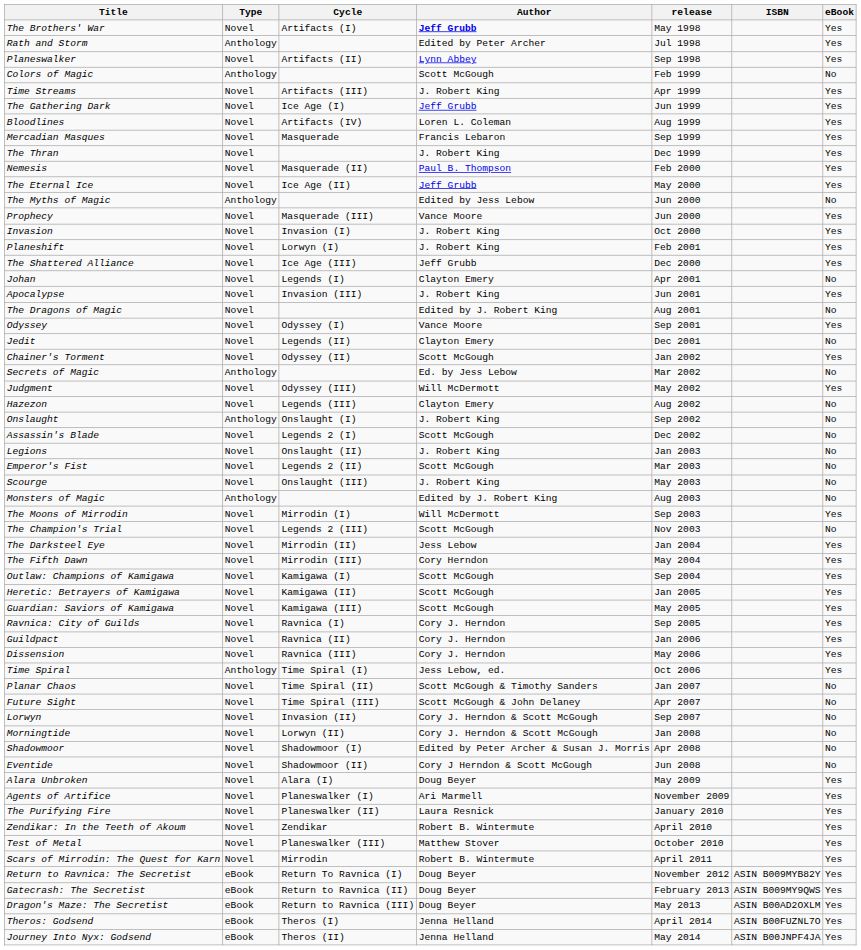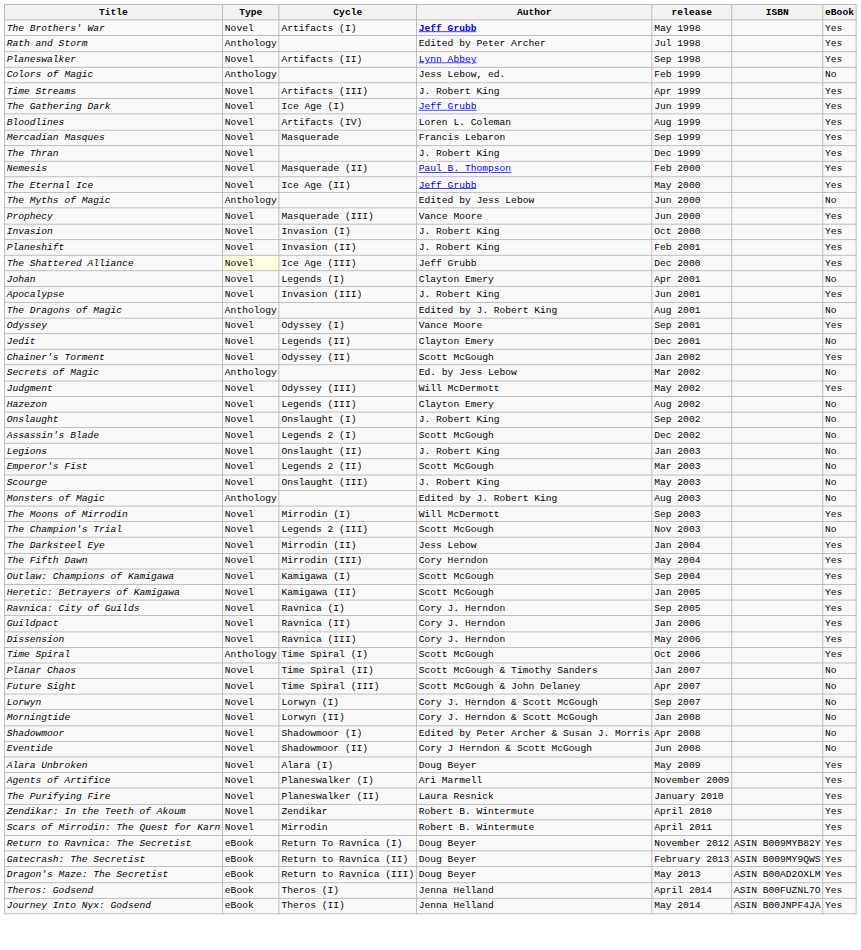(456, 75) Scott McGough -> (462, 75) Jess Lebow, ed.
(310, 247) Lorwyn (I) -> (319, 247) Invasion (II)
(239, 263) no background -> (239, 263) lightyellow background
(239, 310) Novel -> (251, 310) Anthology
(251, 420) Anthology -> (239, 420) Novel
- row: (90, 608)
(462, 671) Jess Lebow, ed. -> (456, 655) Scott McGough
(319, 718) Invasion (II) -> (310, 702) Lorwyn (I)
- row: (44, 843)
